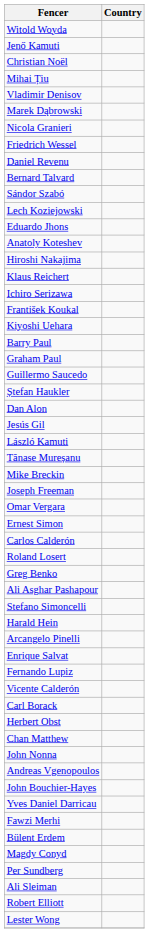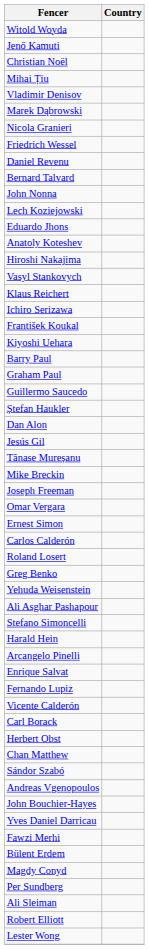rows swapped: (35, 194) <-> (32, 754)
+ row: (44, 276)
- row: (37, 441)
+ row: (49, 590)
